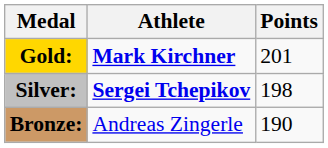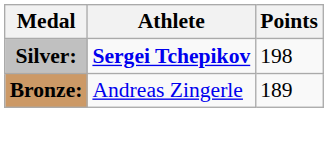- row: (46, 55)
(276, 124) 190 -> (276, 90) 189
